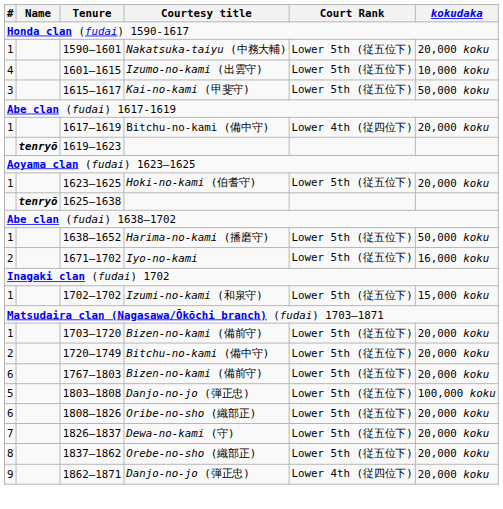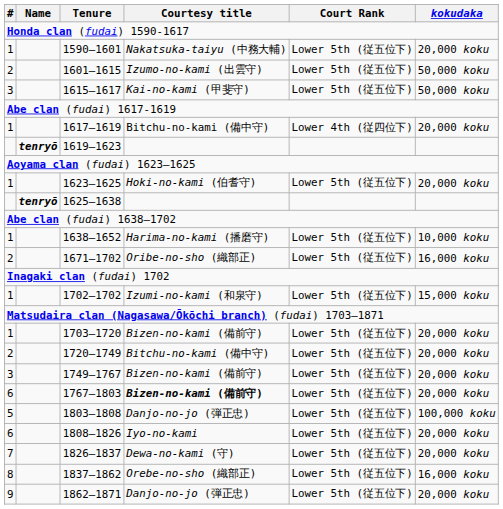(10, 70) 4 -> (10, 70) 2
(454, 70) 10,000 koku -> (454, 70) 50,000 koku
(454, 238) 50,000 koku -> (454, 238) 10,000 koku
(162, 258) Iyo-no-kami -> (191, 258) Oribe-no-sho (織部正)
+ row: (92, 373)
(195, 373) normal -> (195, 393) bold
(191, 413) Oribe-no-sho (織部正) -> (162, 434) Iyo-no-kami
(454, 454) 20,000 koku -> (454, 474) 16,000 koku
(352, 473) Lower 4th (従四位下) -> (352, 494) Lower 5th (従五位下)
